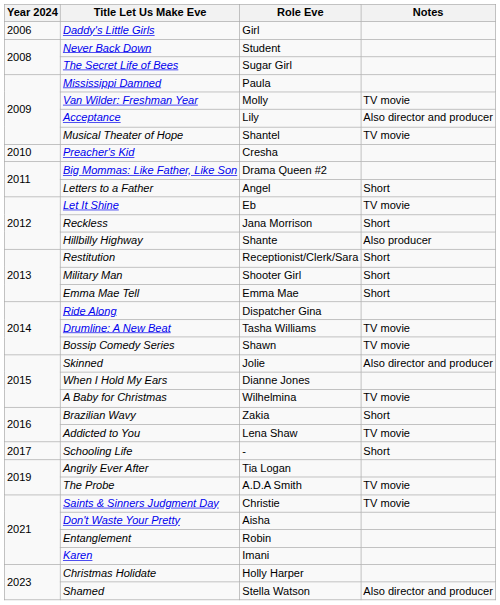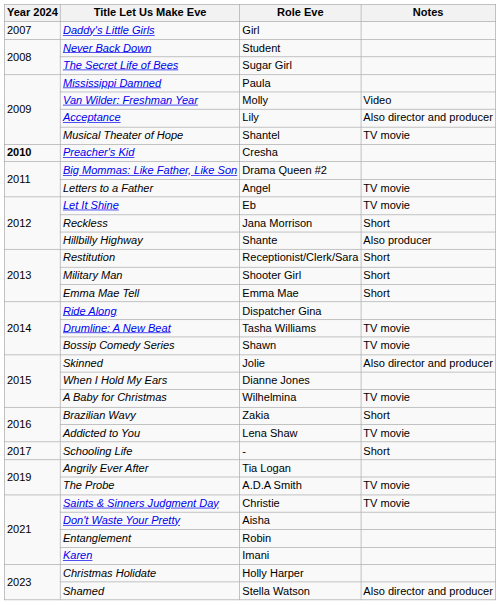(19, 30) 2006 -> (19, 30) 2007
(387, 100) TV movie -> (377, 100) Video
(19, 153) normal -> (19, 153) bold
(377, 188) Short -> (387, 188) TV movie
